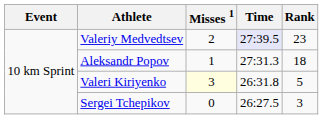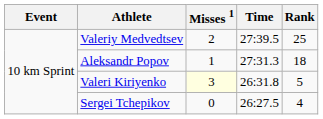(259, 39) lavender background -> (259, 39) no background
(300, 39) 23 -> (300, 39) 25
(300, 103) 3 -> (300, 103) 4
